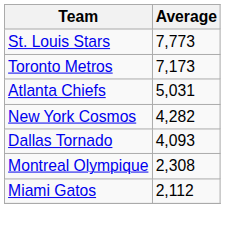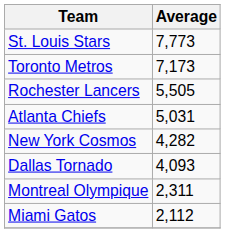+ row: (74, 91)
(175, 166) 2,308 -> (175, 191) 2,311
